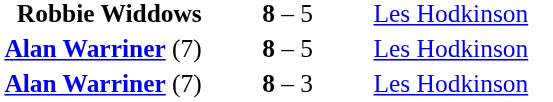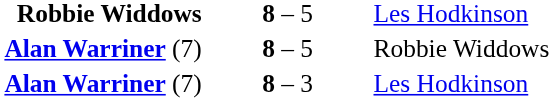(451, 49) Les Hodkinson -> (461, 49) Robbie Widdows
